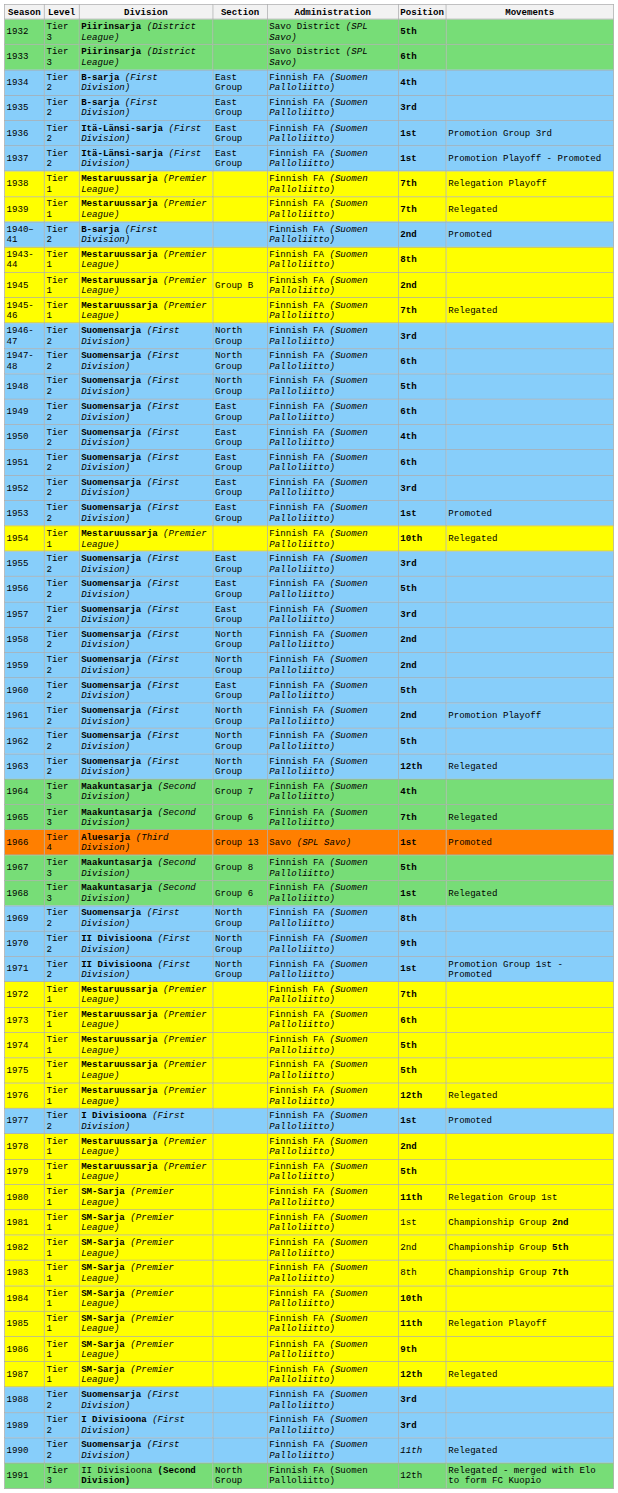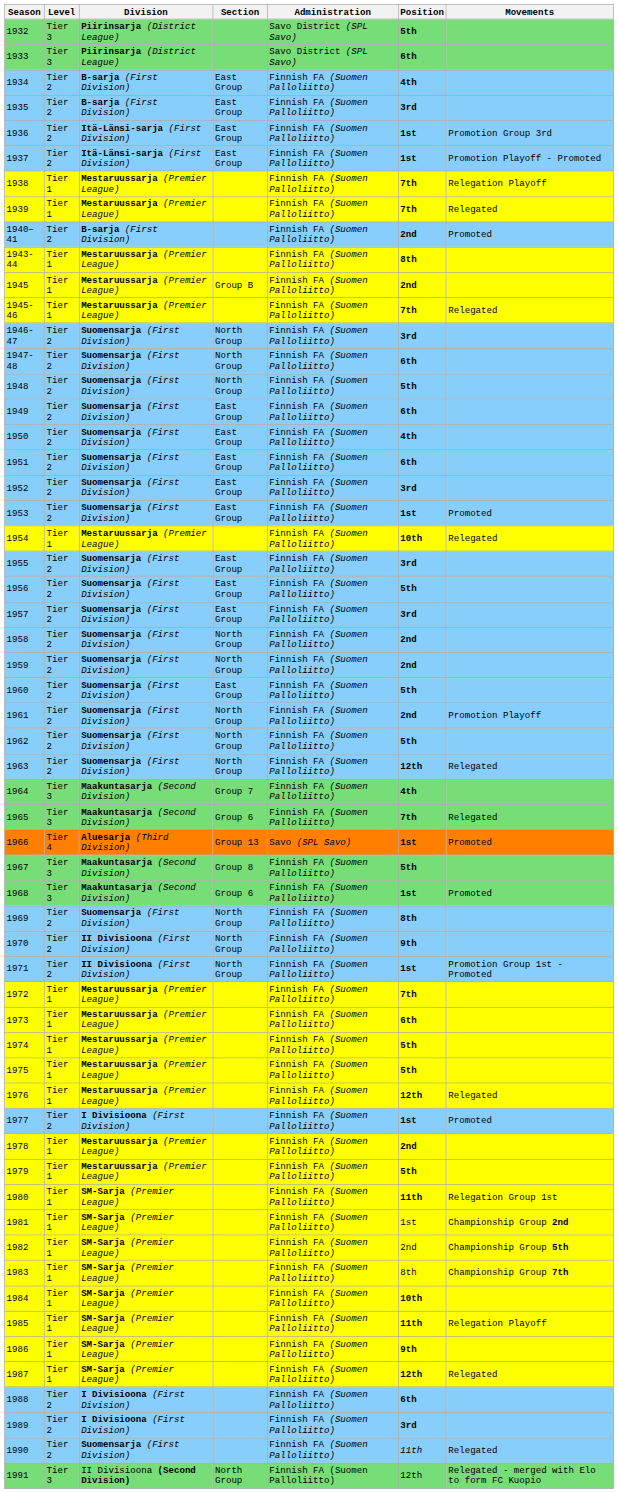(473, 893) Relegated -> (470, 893) Promoted
(130, 1400) Suomensarja (First Division) -> (133, 1400) I Divisioona (First Division)
(408, 1400) 3rd -> (408, 1400) 6th
